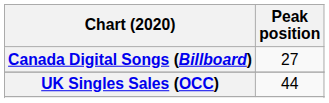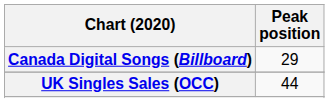(290, 59) 27 -> (290, 59) 29
